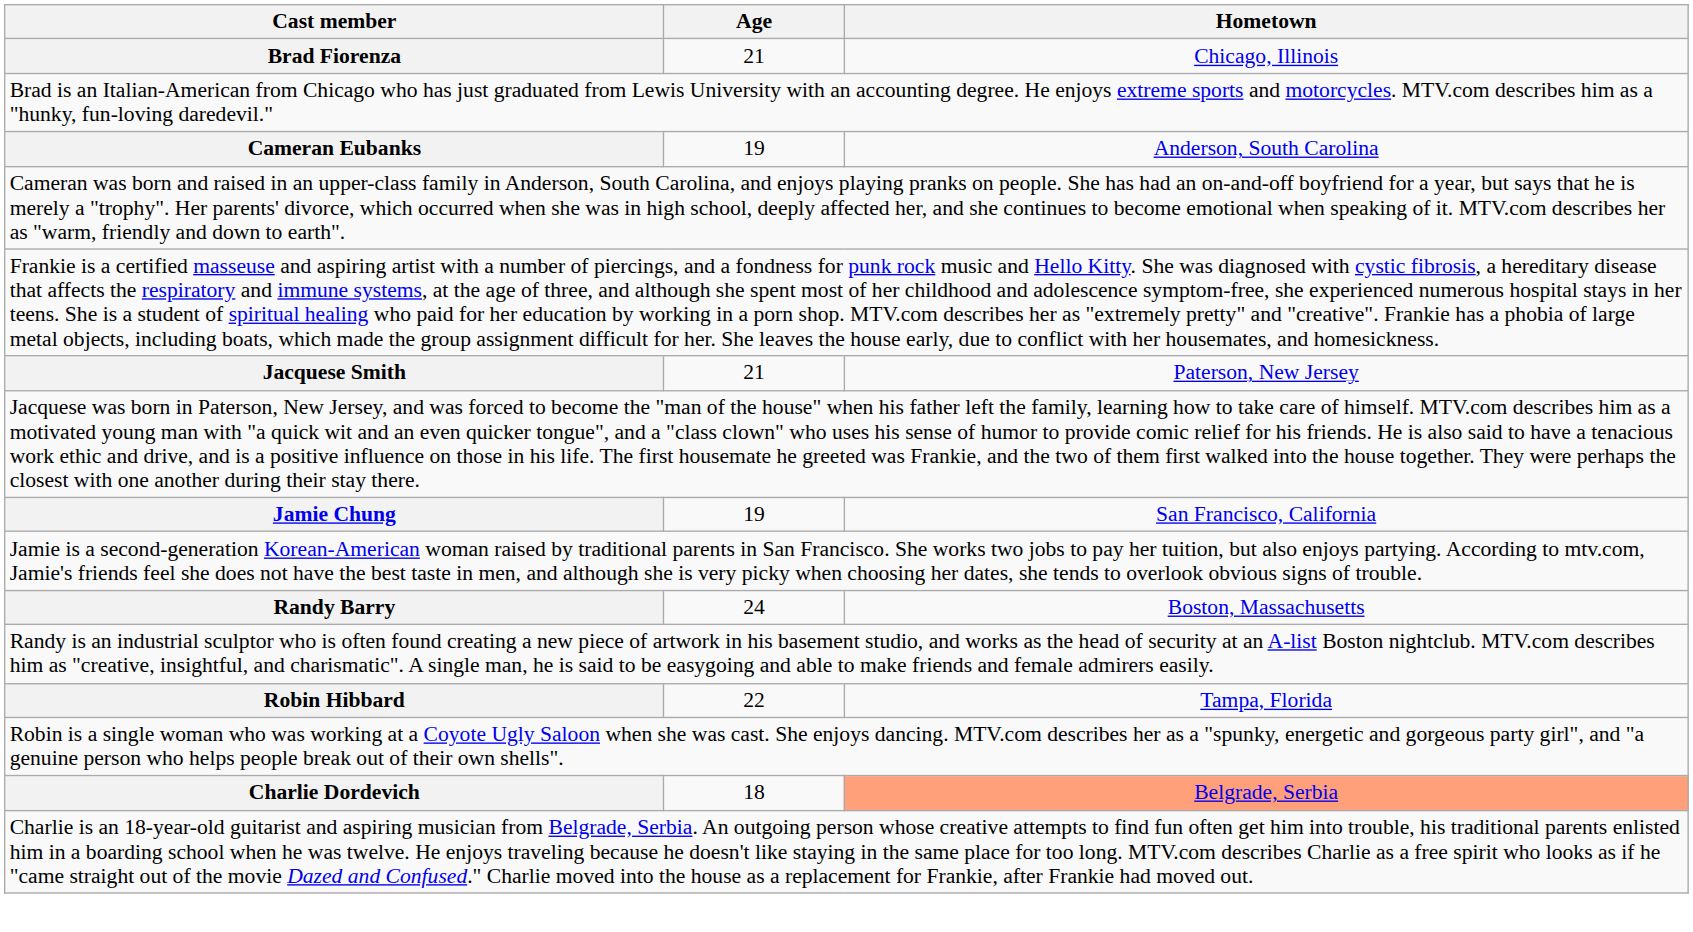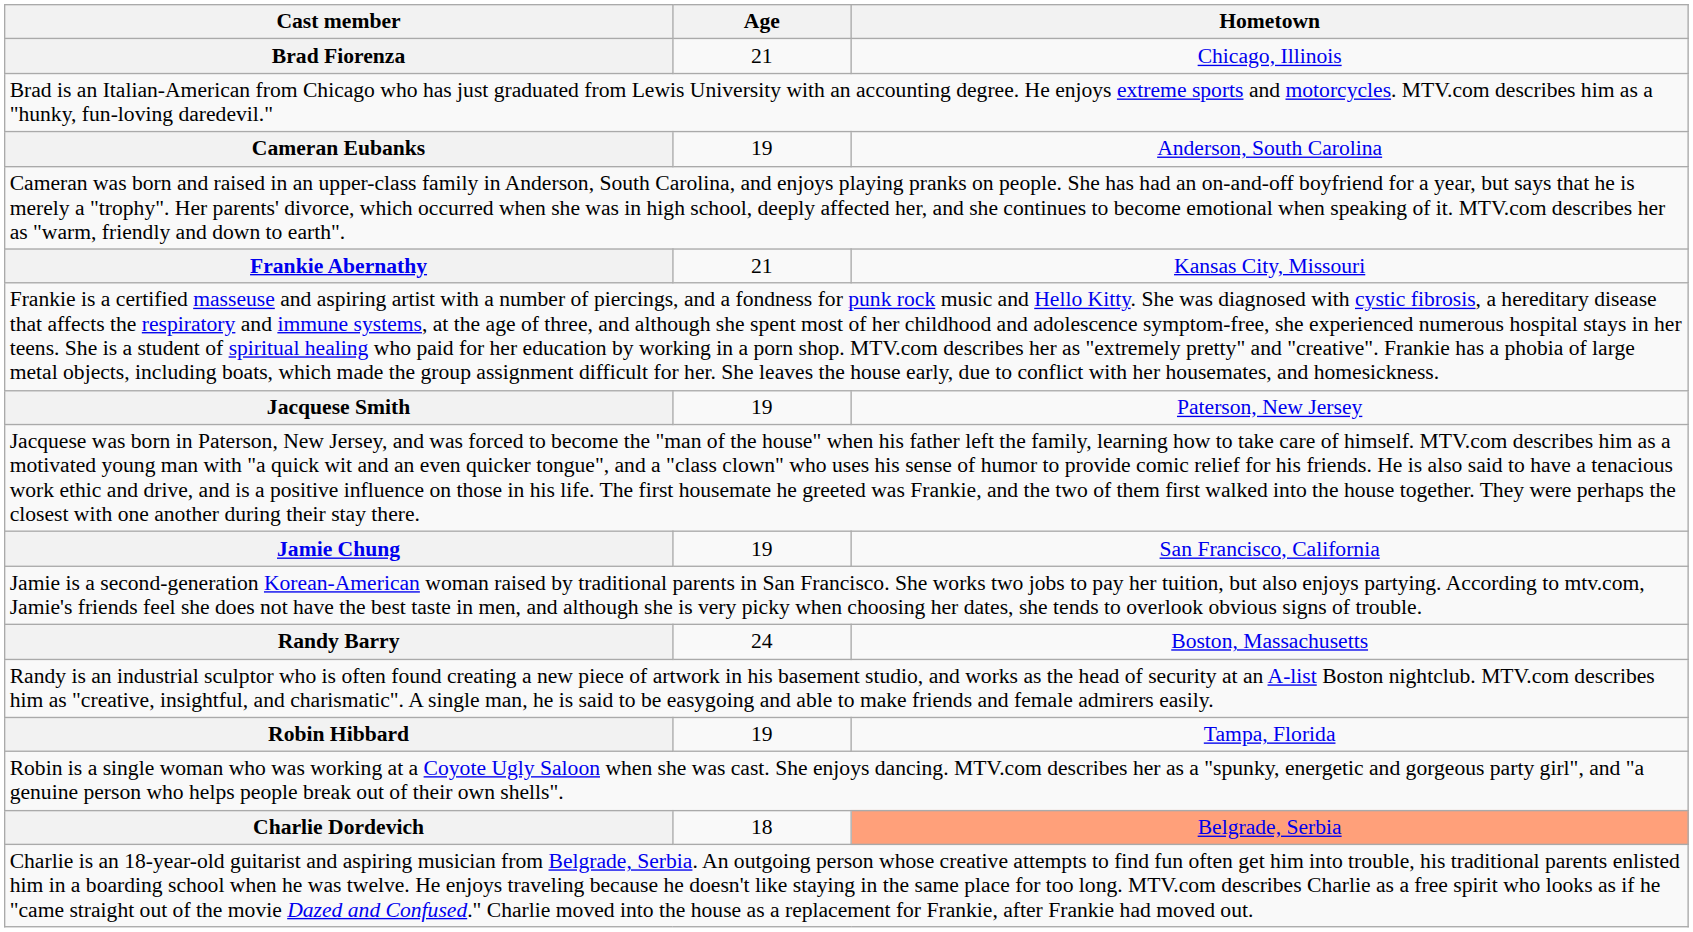+ row: (339, 265)
(754, 372) 21 -> (762, 407) 19
(754, 700) 22 -> (762, 734) 19
